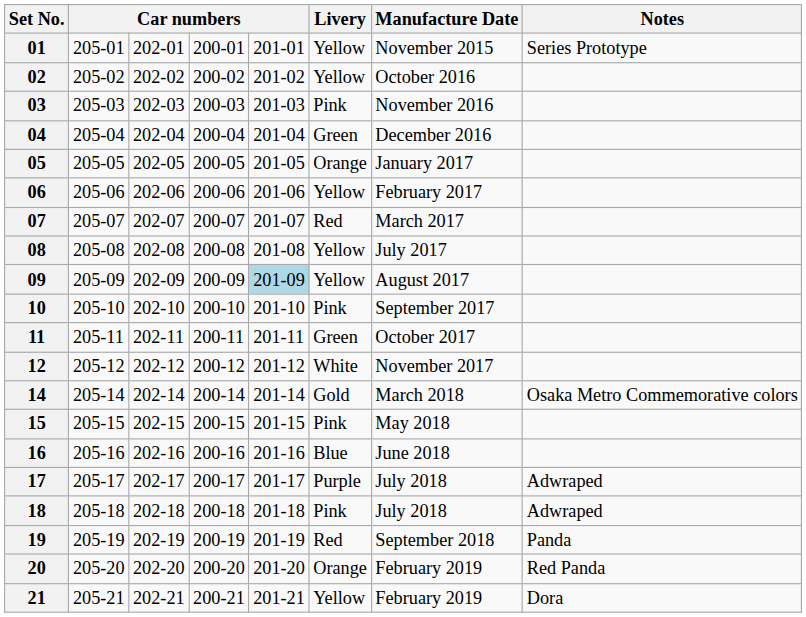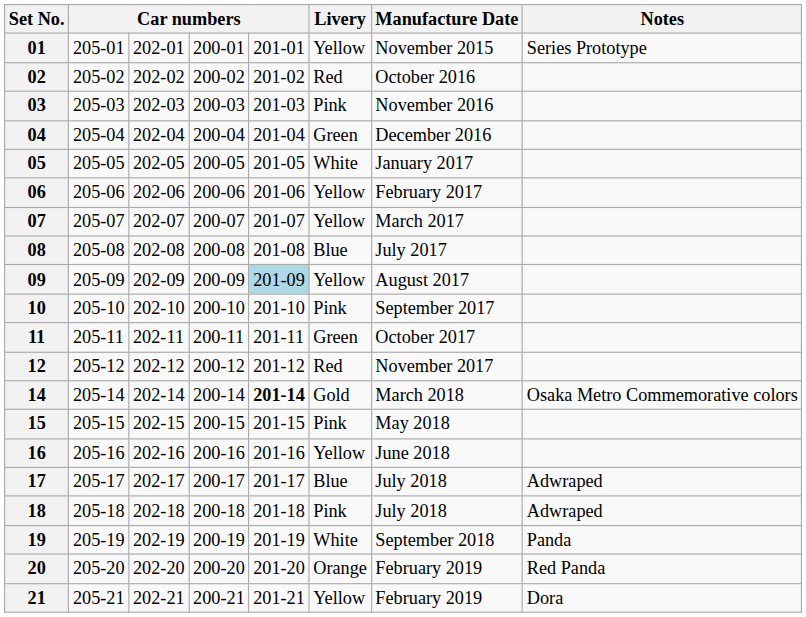(339, 76) Yellow -> (328, 76) Red
(340, 163) Orange -> (336, 163) White
(328, 221) Red -> (339, 221) Yellow
(339, 250) Yellow -> (330, 250) Blue
(336, 366) White -> (328, 366) Red
(279, 395) normal -> (279, 395) bold
(330, 452) Blue -> (339, 452) Yellow
(337, 481) Purple -> (330, 481) Blue
(328, 539) Red -> (336, 539) White
